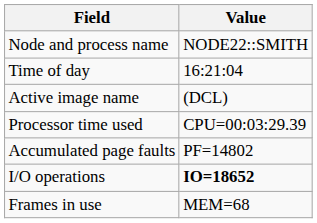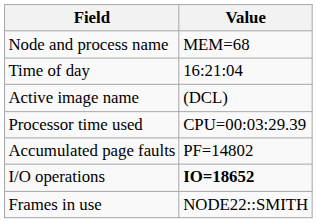(246, 44) NODE22::SMITH -> (216, 44) MEM=68
(216, 204) MEM=68 -> (246, 204) NODE22::SMITH
